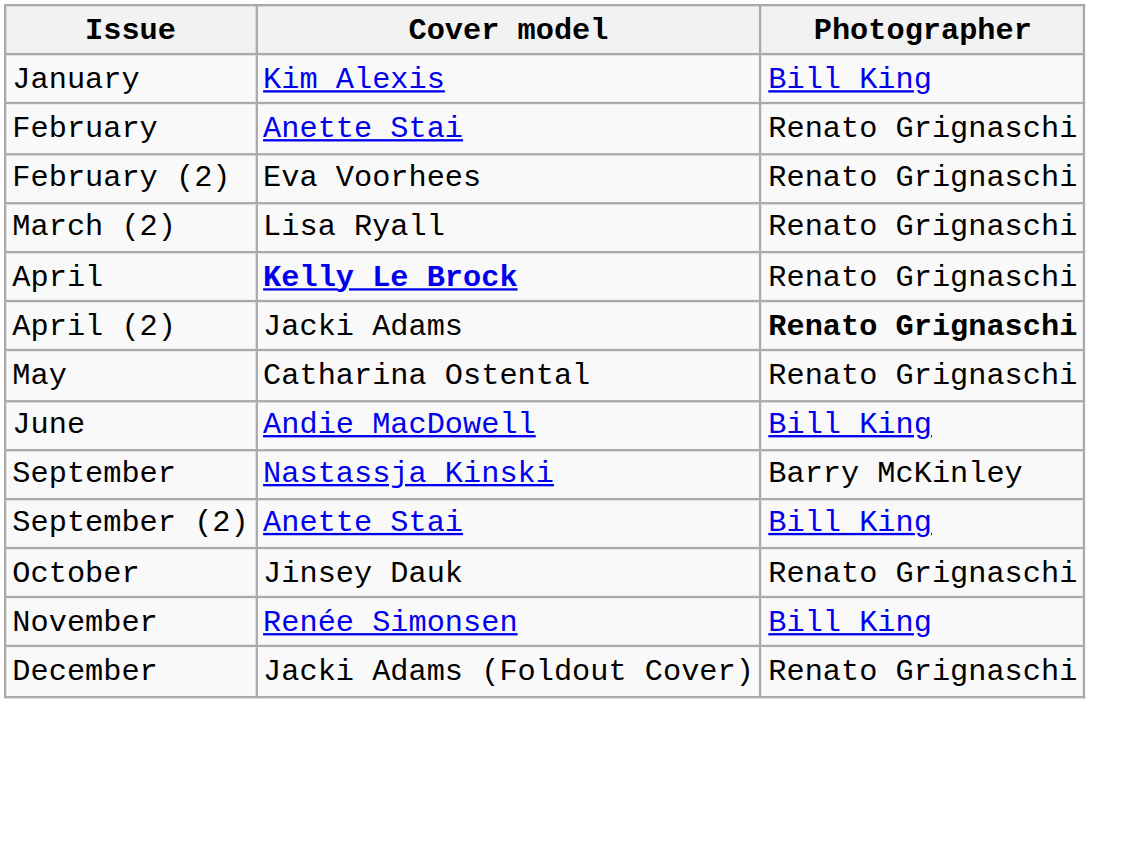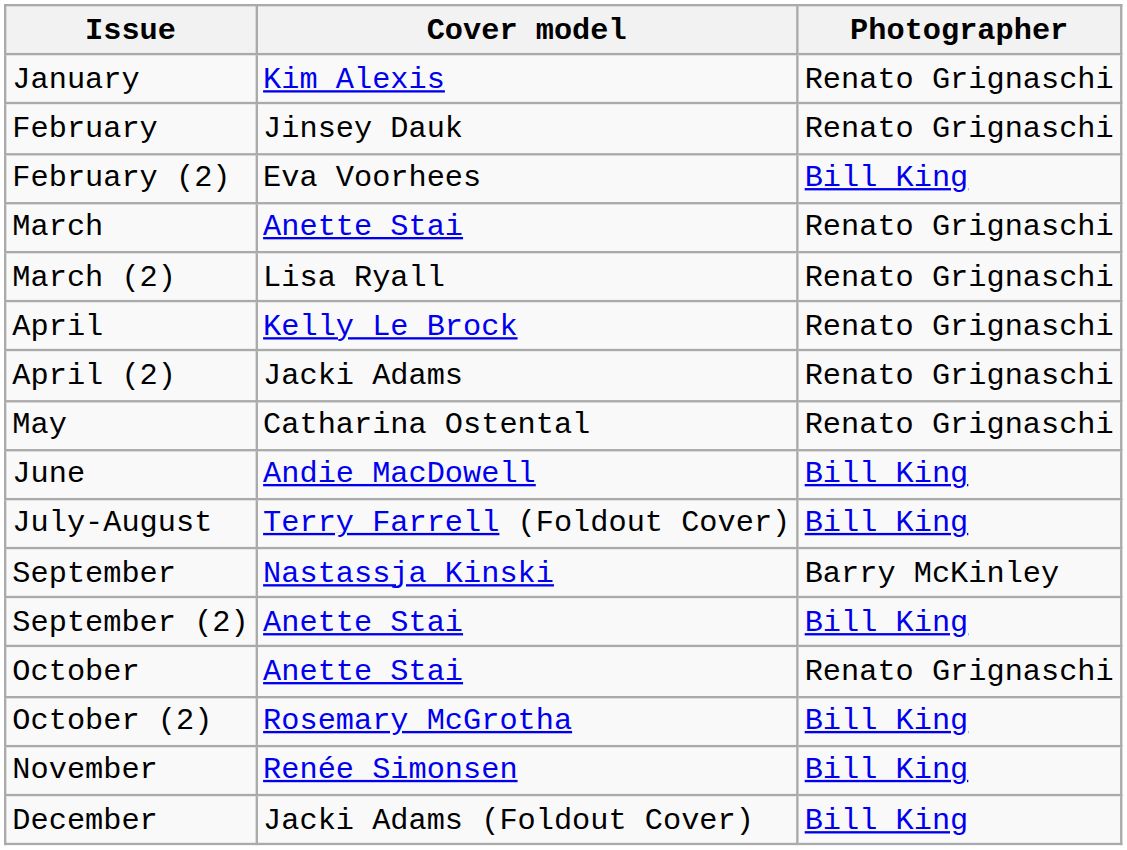(850, 79) Bill King -> (959, 79) Renato Grignaschi
(363, 129) Anette Stai -> (363, 129) Jinsey Dauk
(923, 178) Renato Grignaschi -> (886, 178) Bill King
+ row: (58, 227)
(390, 277) bold -> (390, 326) normal
(923, 326) bold -> (959, 375) normal
+ row: (112, 524)
(363, 573) Jinsey Dauk -> (363, 672) Anette Stai
+ row: (112, 721)
(923, 672) Renato Grignaschi -> (886, 820) Bill King
